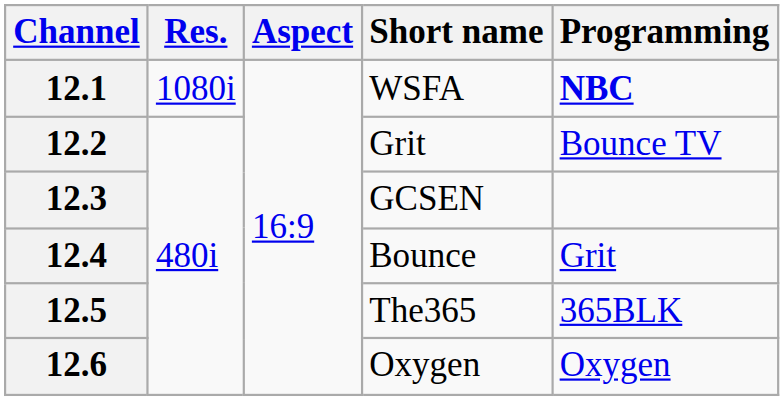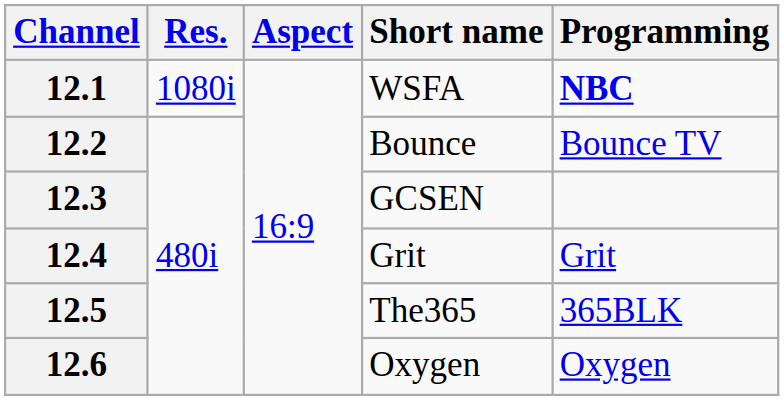(397, 143) Grit -> (423, 143) Bounce
(423, 254) Bounce -> (397, 254) Grit
